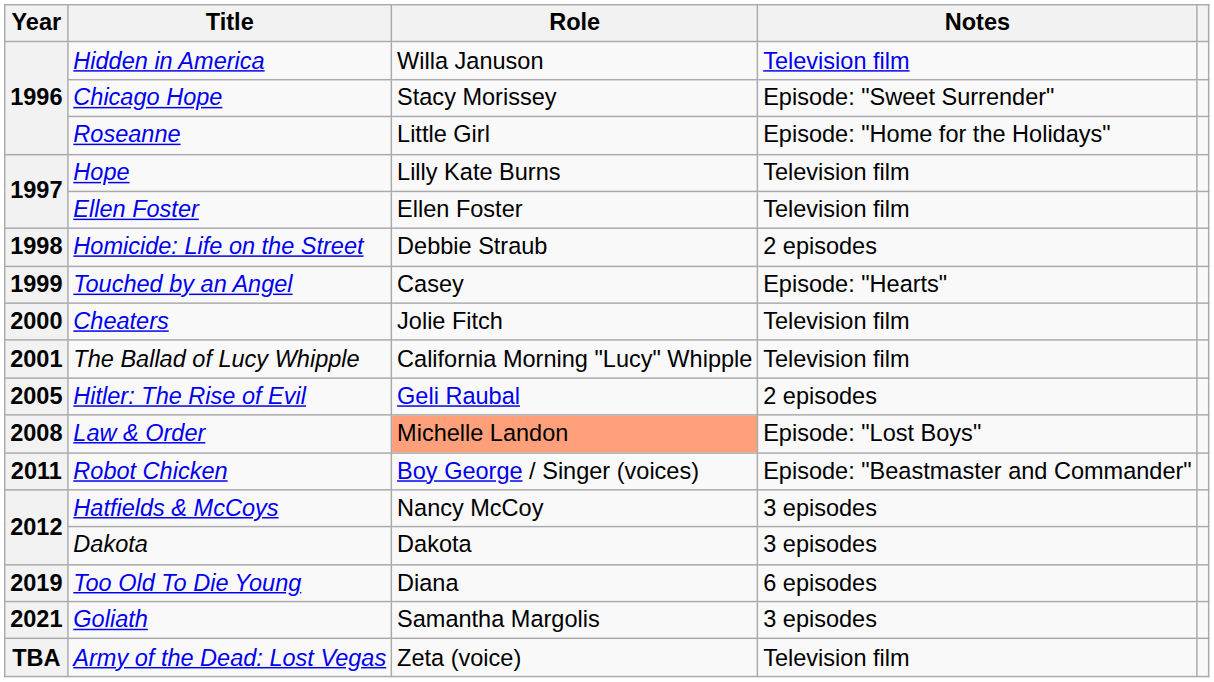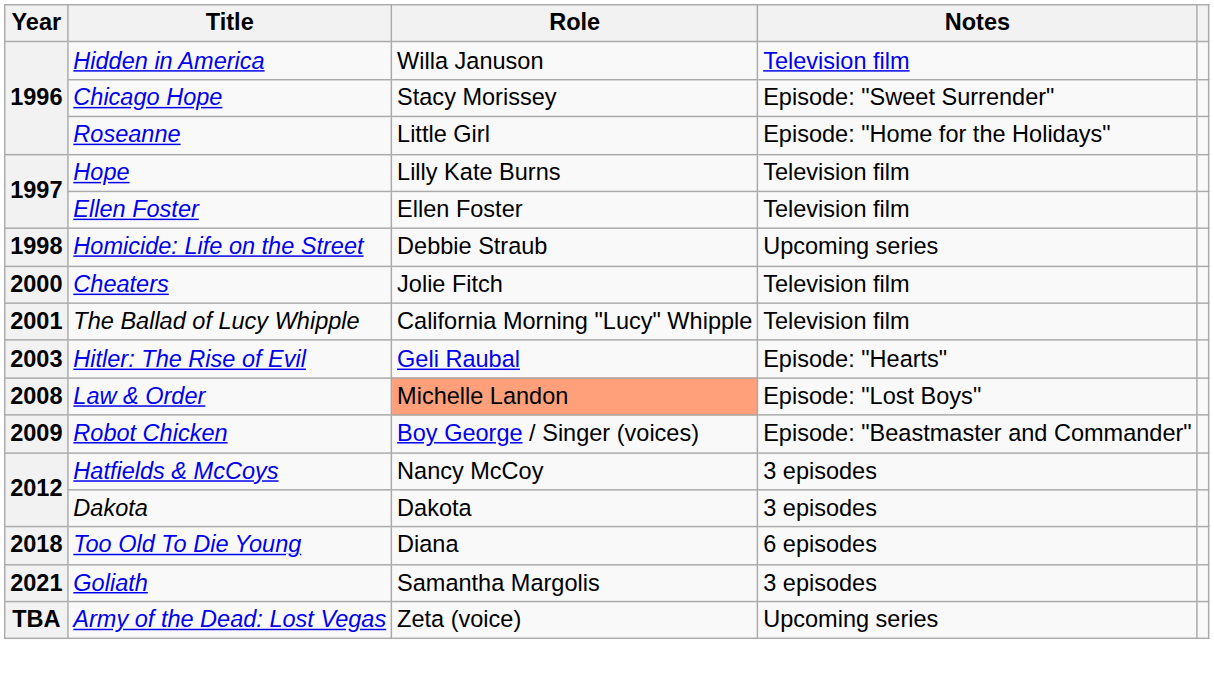(820, 246) 2 episodes -> (851, 246) Upcoming series
- row: (183, 284)
(36, 396) 2005 -> (36, 358) 2003
(820, 396) 2 episodes -> (855, 358) Episode: "Hearts"
(36, 470) 2011 -> (36, 433) 2009
(36, 582) 2019 -> (36, 545) 2018
(836, 657) Television film -> (851, 619) Upcoming series
